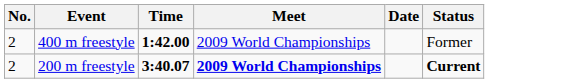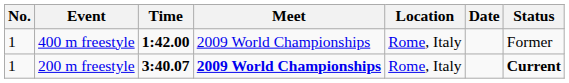+ column: (425, 16)
(12, 41) 2 -> (12, 41) 1
(12, 66) 2 -> (12, 66) 1
